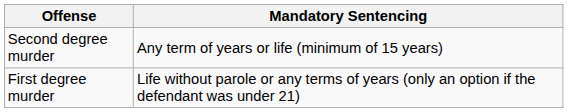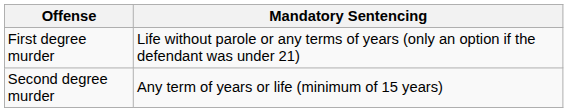rows swapped: (58, 47) <-> (47, 87)
